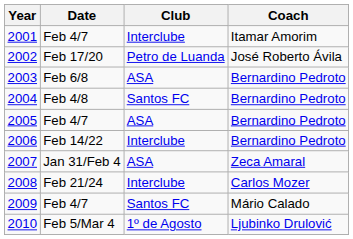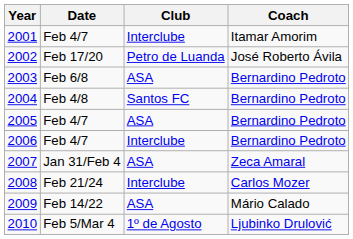(73, 141) Feb 14/22 -> (66, 141) Feb 4/7
(66, 204) Feb 4/7 -> (73, 204) Feb 14/22
(158, 204) Santos FC -> (140, 204) ASA
